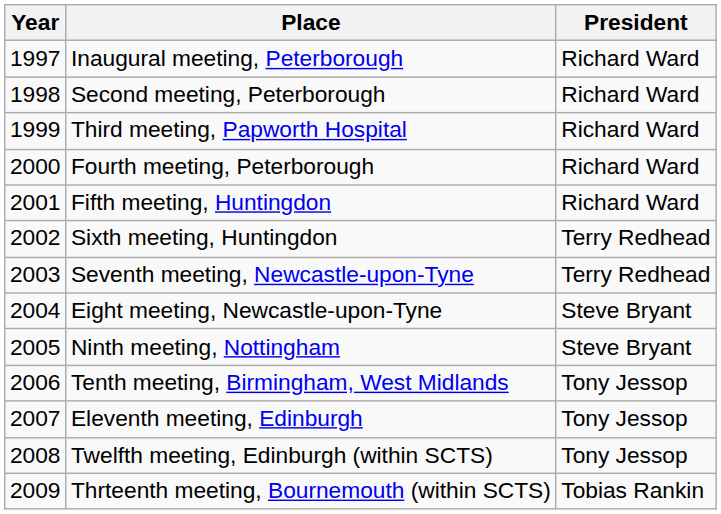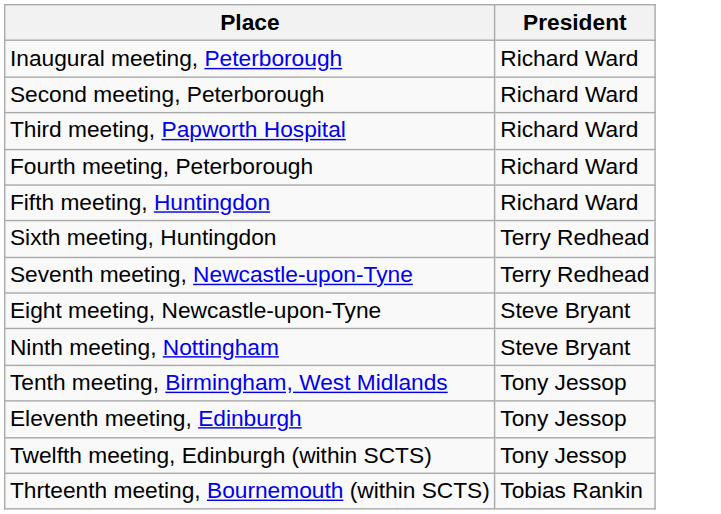- column: (35, 22)
